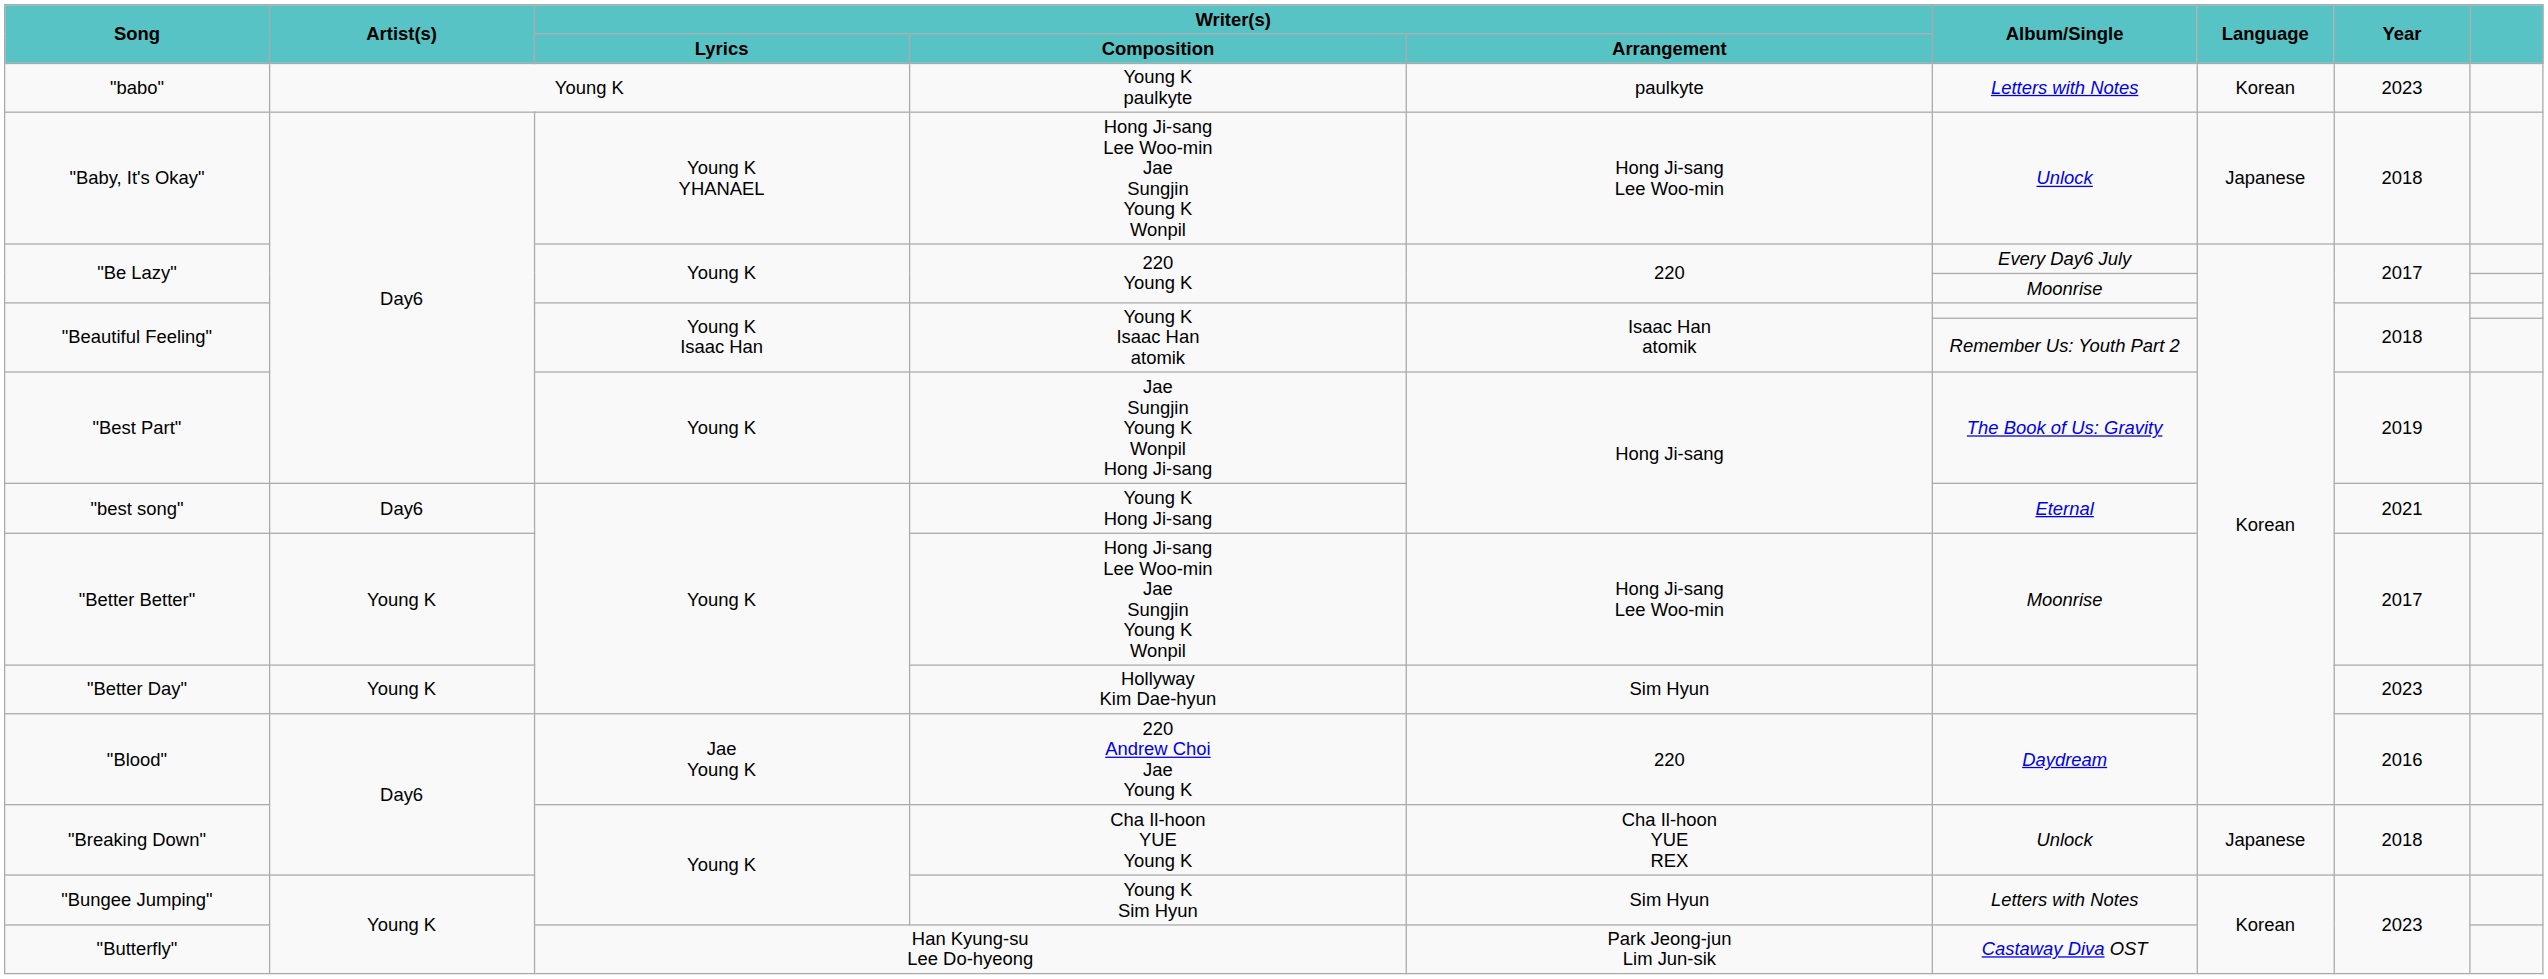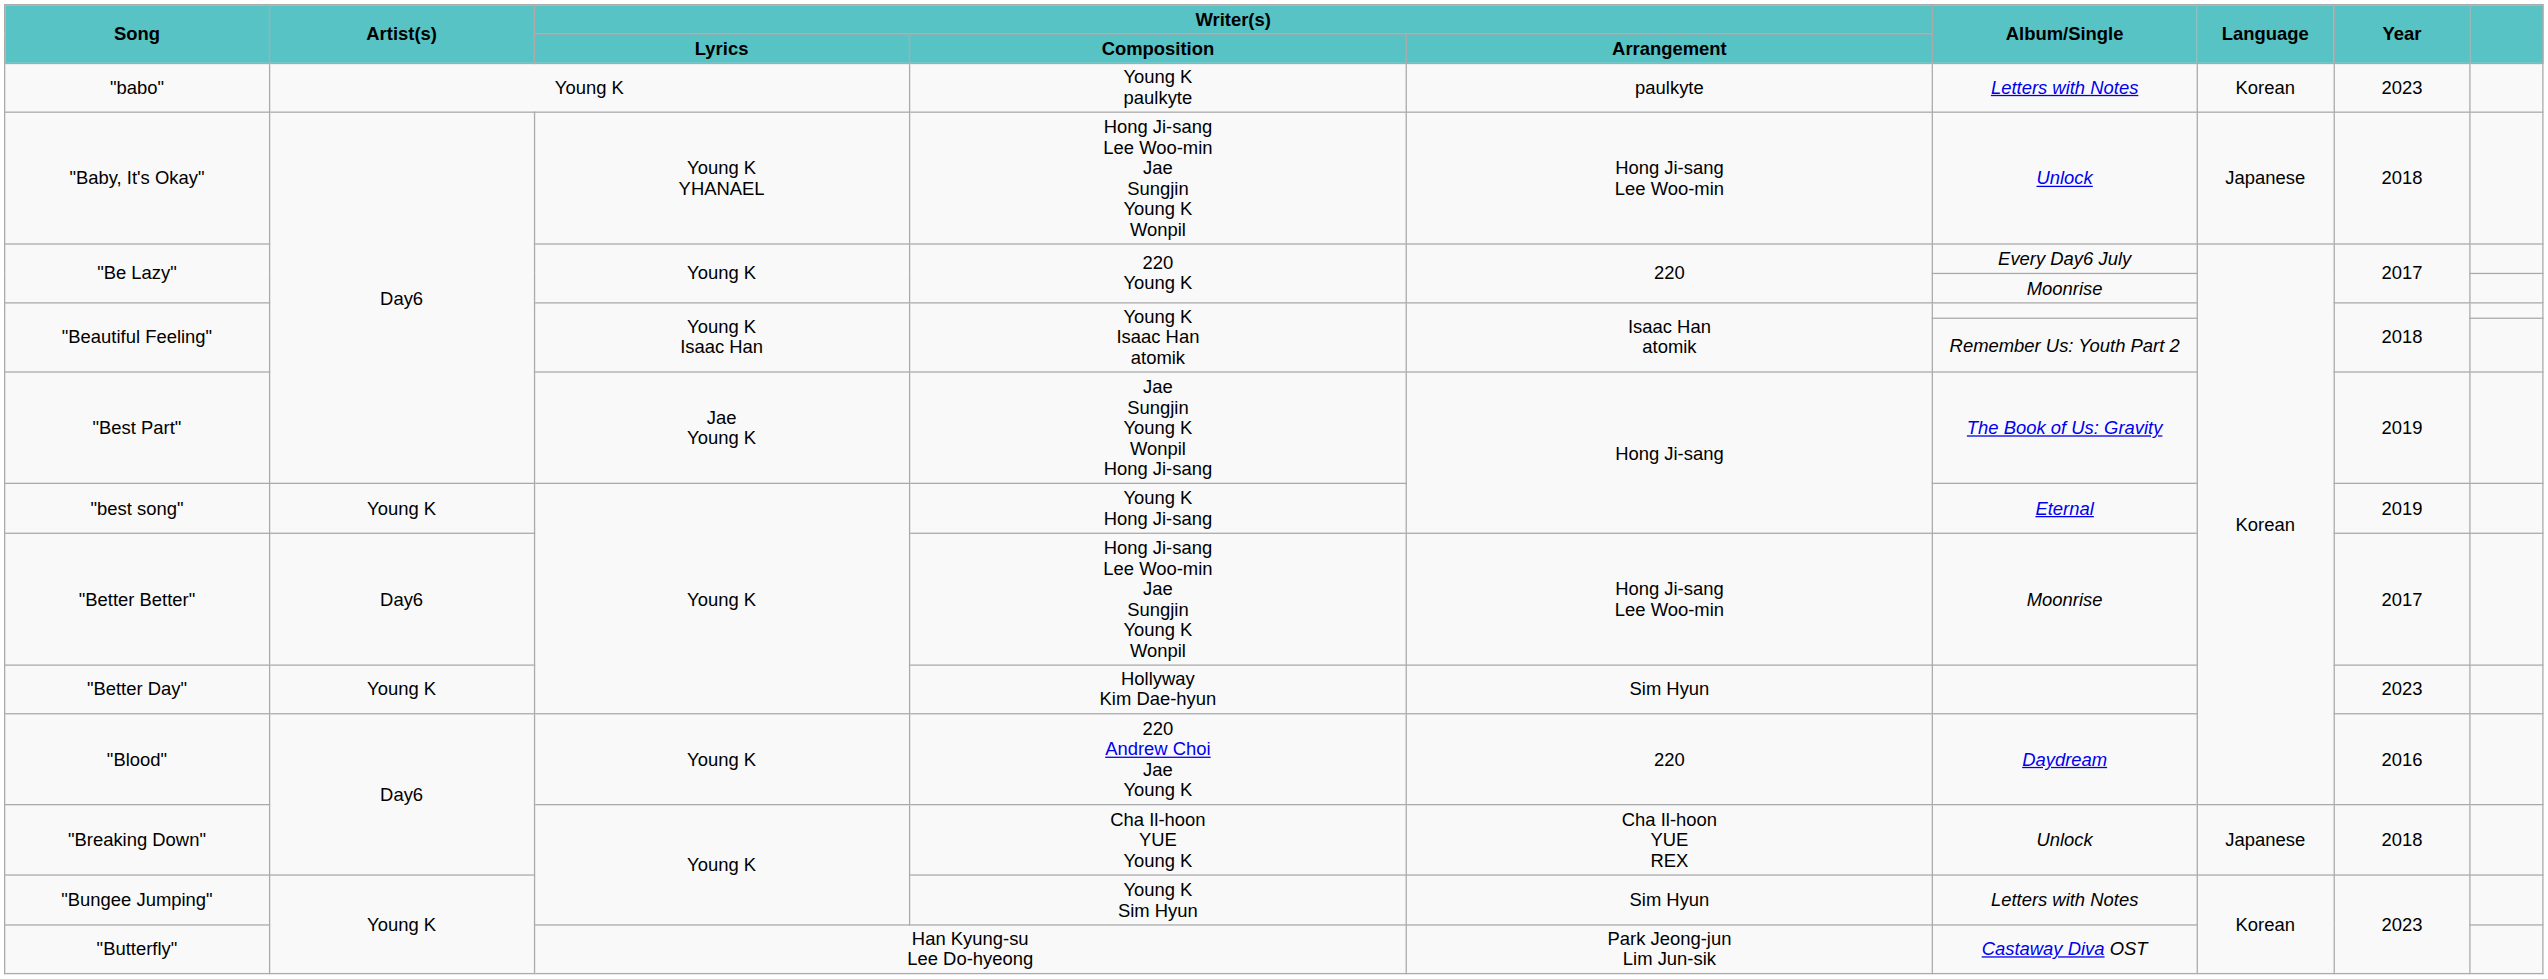(722, 428) Young K -> (722, 428) Jae Young K
(402, 508) Day6 -> (402, 508) Young K
(2402, 508) 2021 -> (2402, 508) 2019
(402, 599) Young K -> (402, 599) Day6
(722, 759) Jae Young K -> (722, 759) Young K
